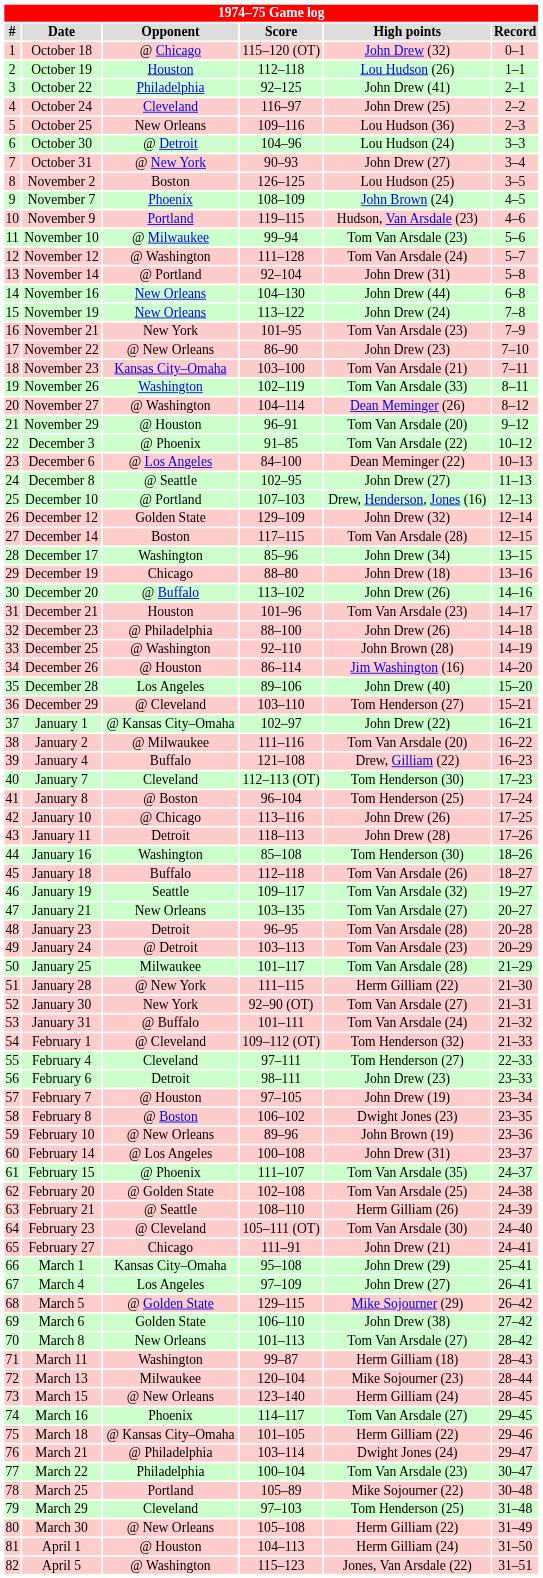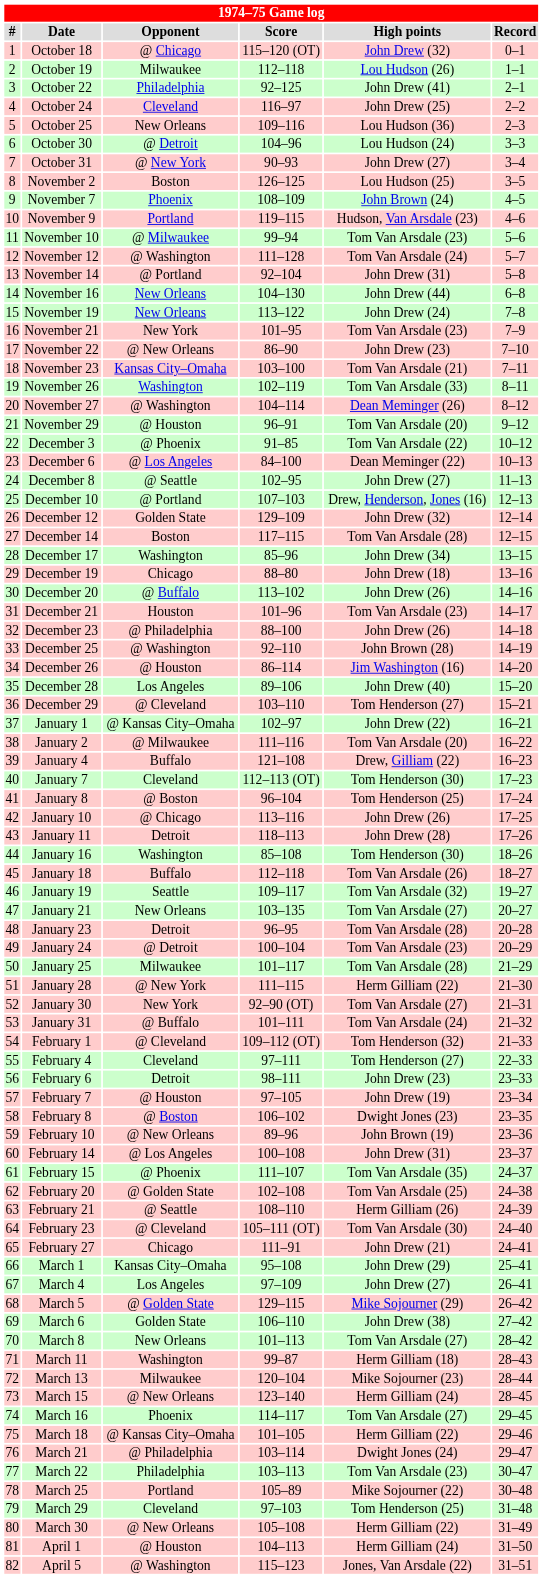(170, 69) Houston -> (170, 69) Milwaukee
(281, 948) 103–113 -> (281, 948) 100–104
(281, 1471) 100–104 -> (281, 1471) 103–113
